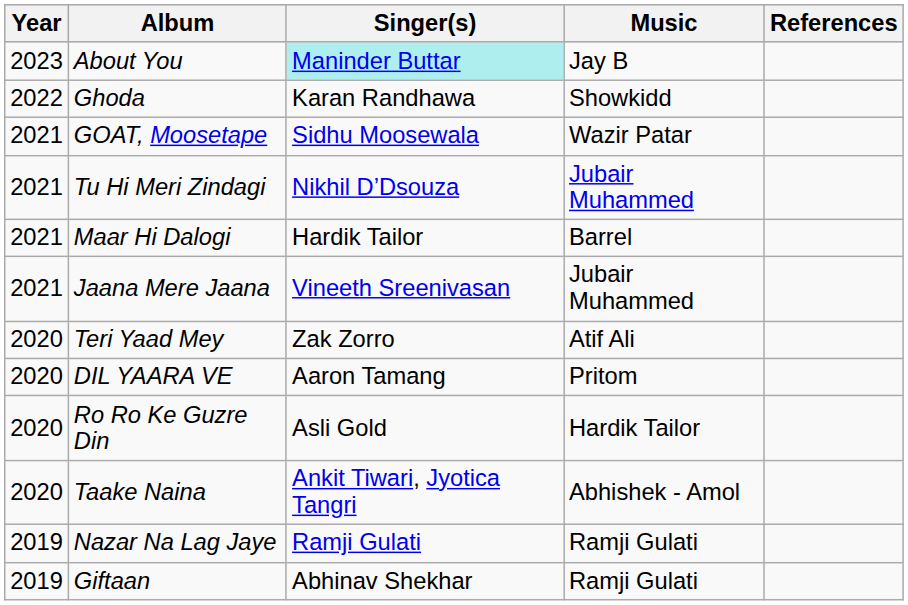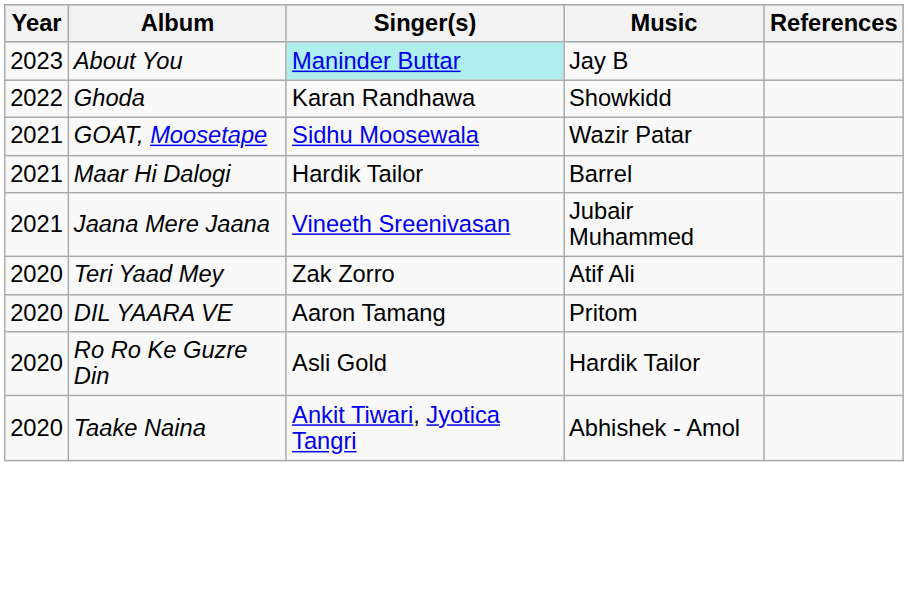- row: (170, 186)
- row: (175, 542)
- row: (112, 580)
